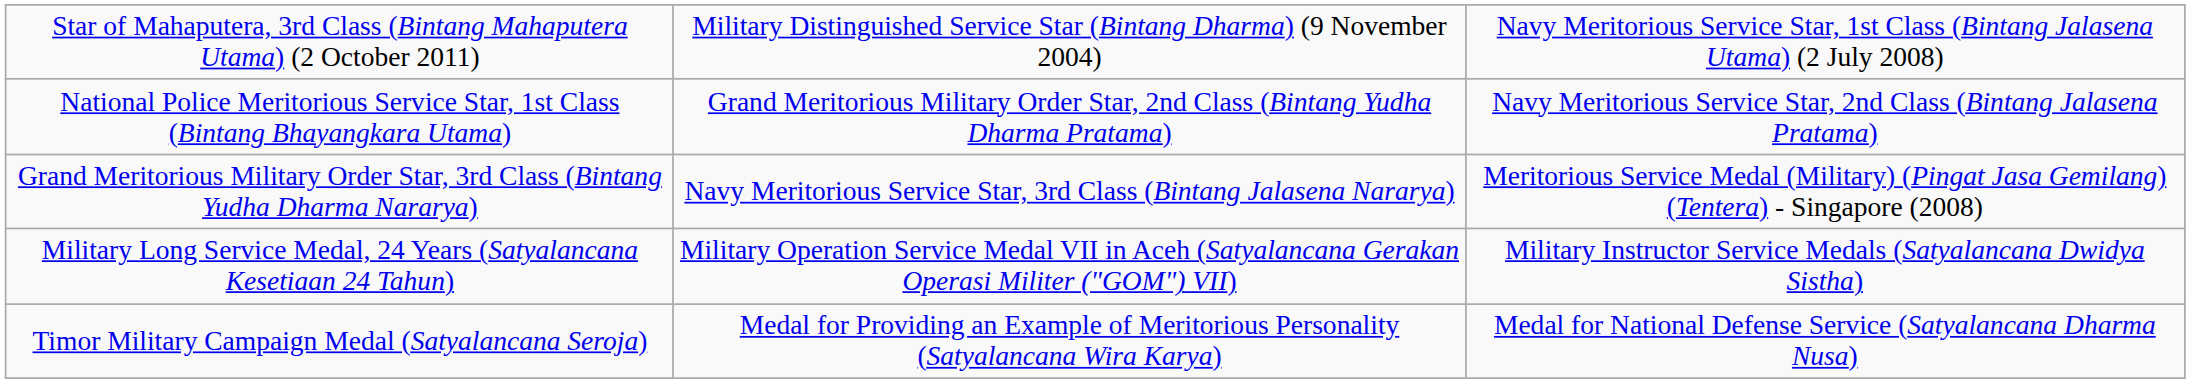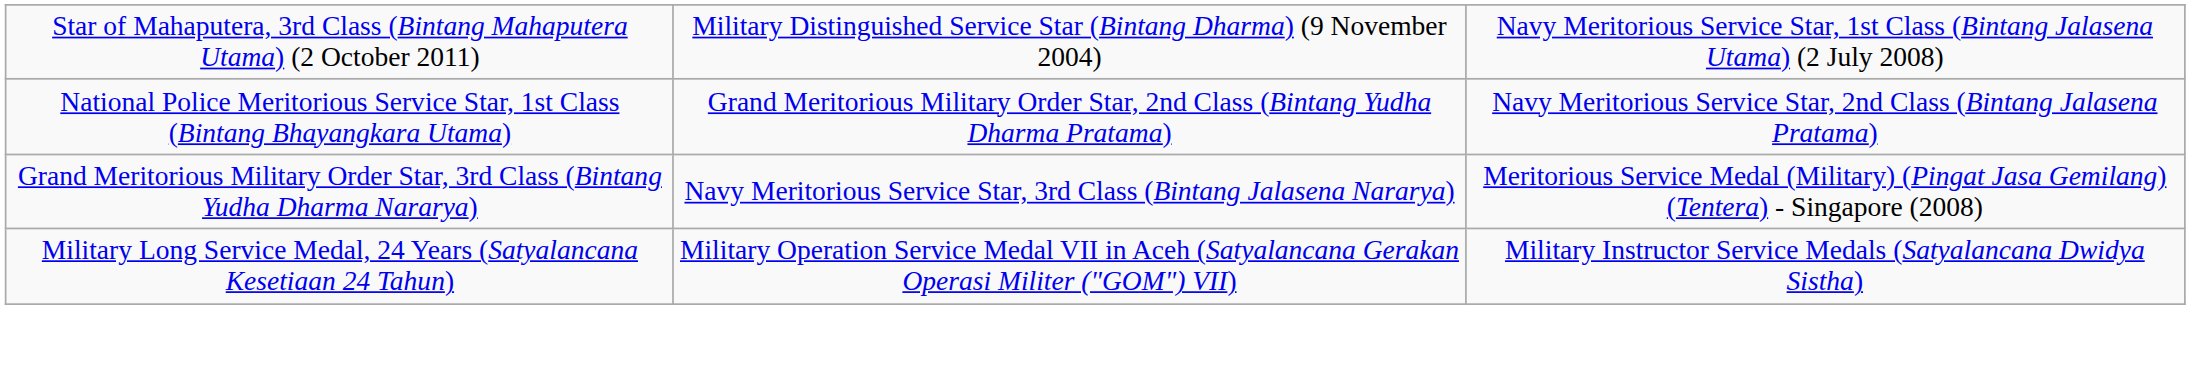- row: (340, 340)
